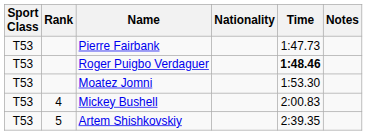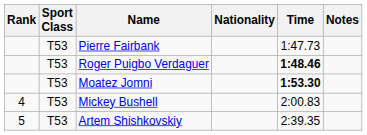columns swapped: (59, 20) <-> (23, 20)
(300, 83) normal -> (300, 83) bold
